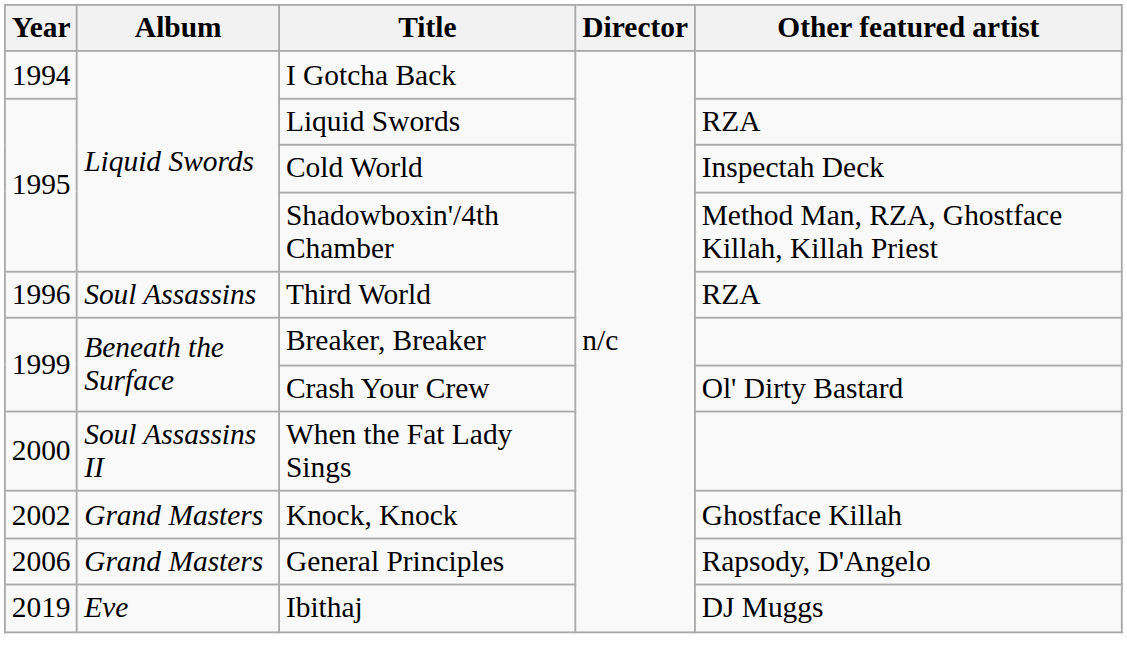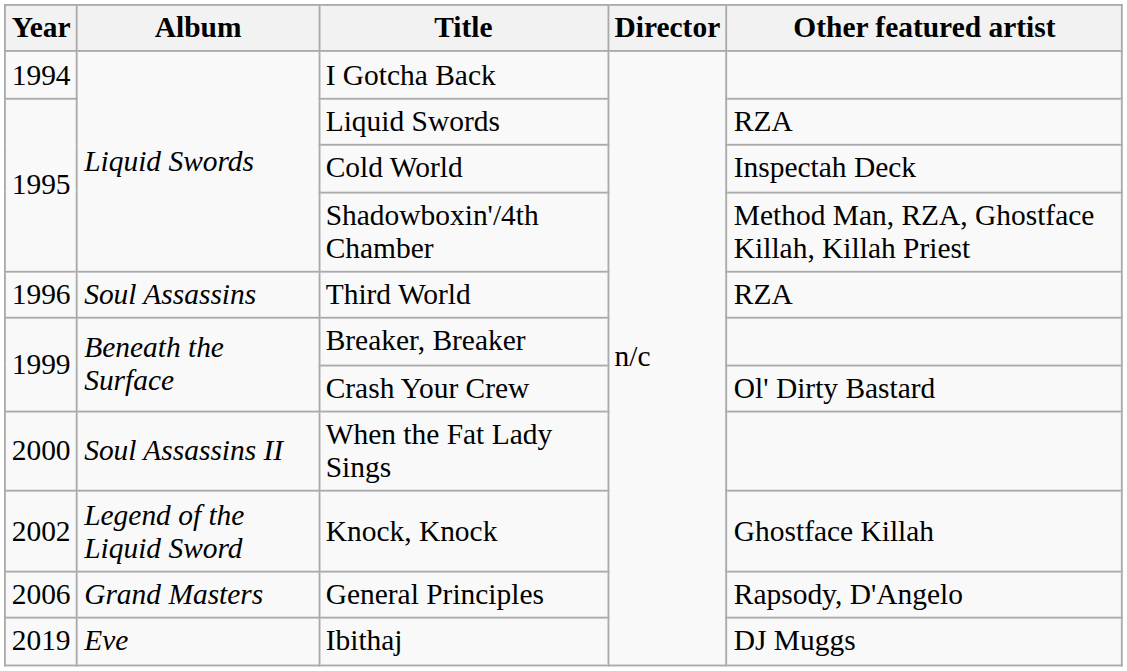(174, 514) Grand Masters -> (164, 530) Legend of the Liquid Sword
